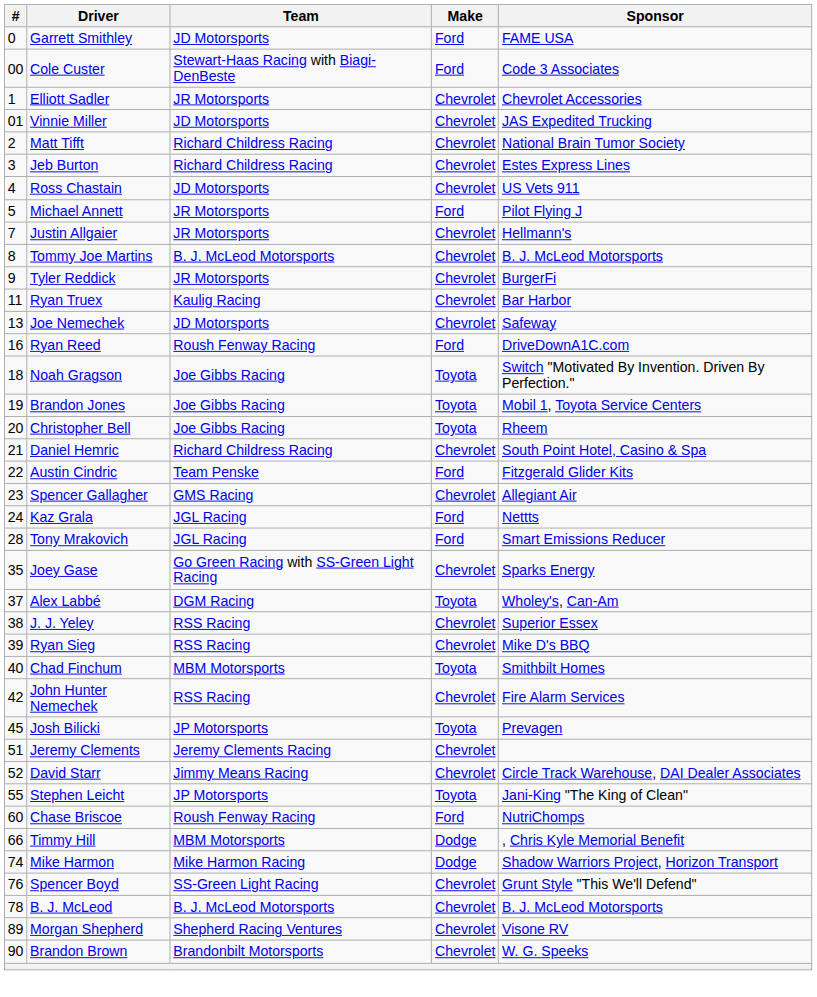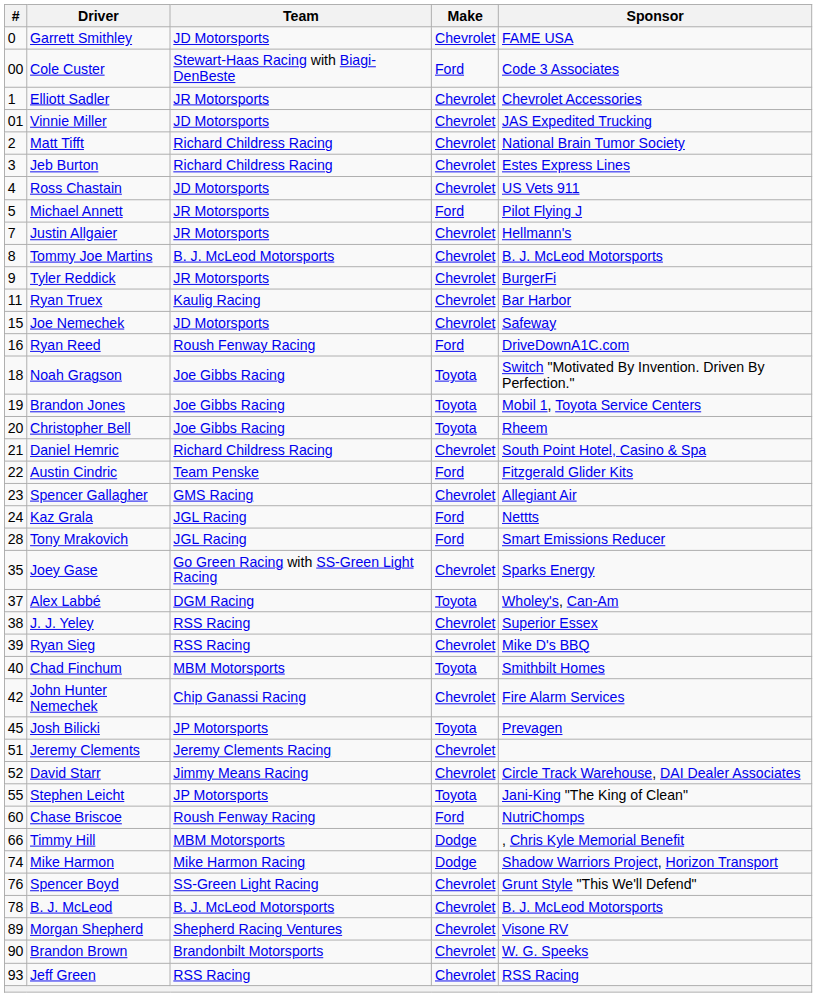(450, 38) Ford -> (465, 38) Chevrolet
(16, 323) 13 -> (16, 323) 15
(212, 698) RSS Racing -> (240, 698) Chip Ganassi Racing
+ row: (63, 974)
